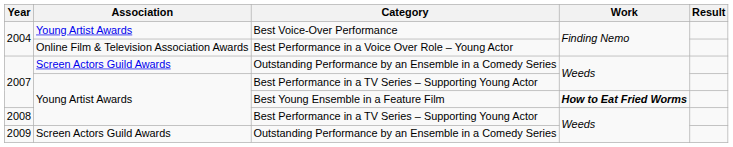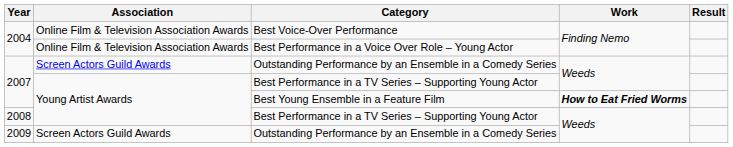(84, 30) Young Artist Awards -> (142, 30) Online Film & Television Association Awards
